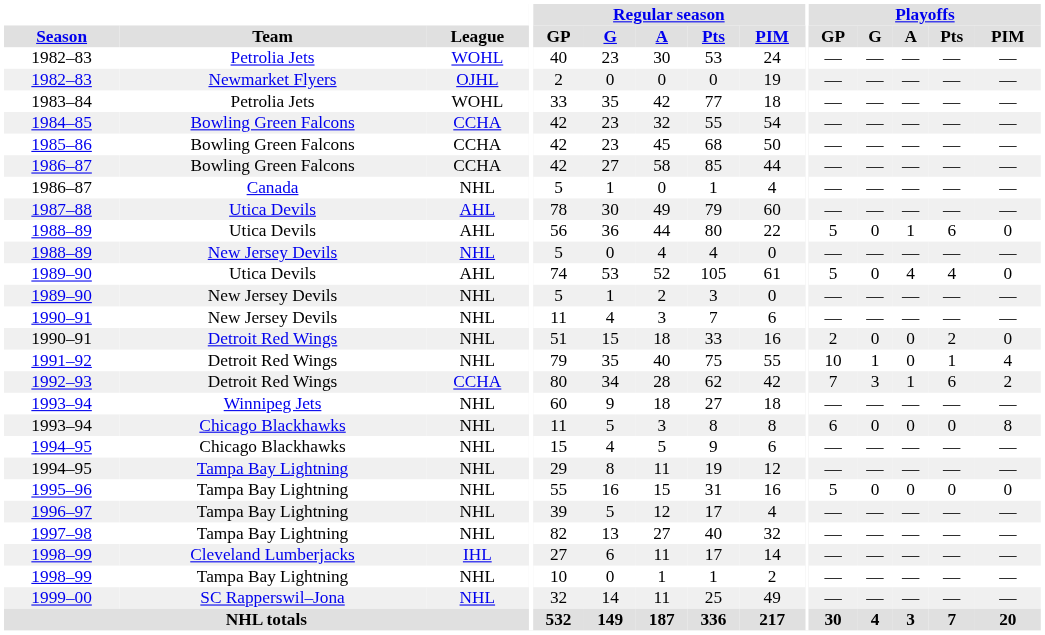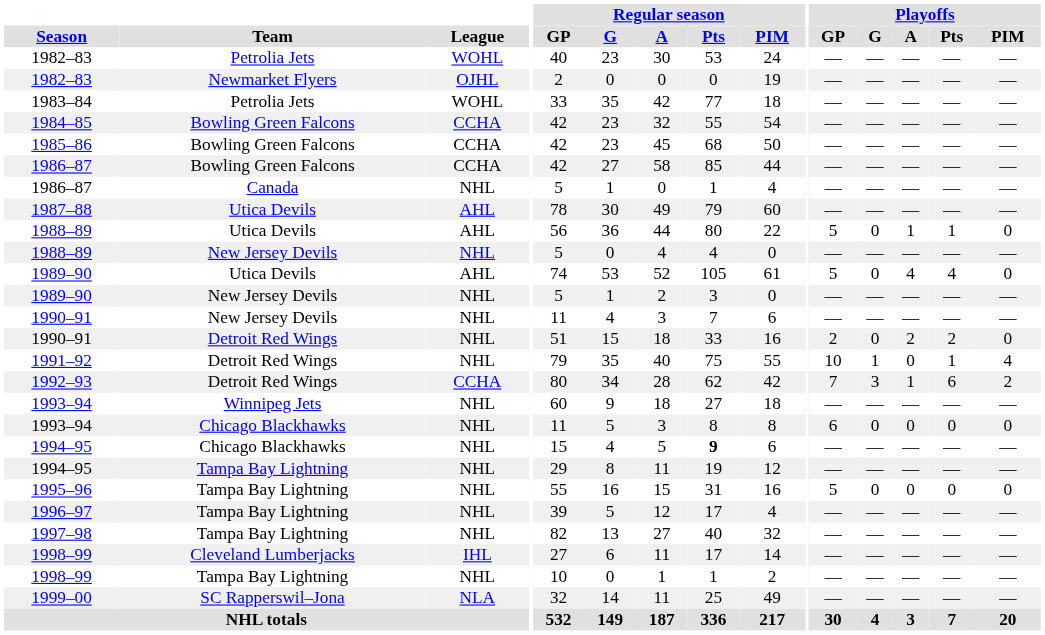(952, 230) 6 -> (952, 230) 1
(911, 338) 0 -> (911, 338) 2
(1008, 425) 8 -> (1008, 425) 0
(713, 446) normal -> (713, 446) bold
(477, 597) NHL -> (477, 597) NLA
